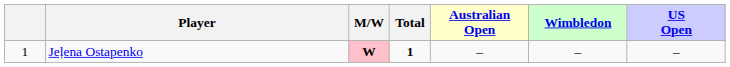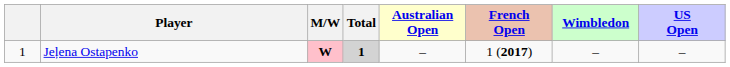+ column: (509, 22)
(410, 51) no background -> (361, 51) lightgrey background
